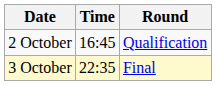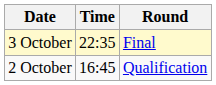rows swapped: (40, 42) <-> (40, 67)
